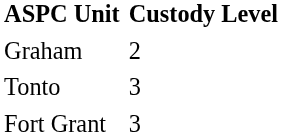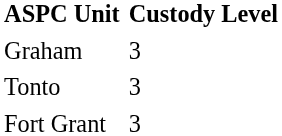(135, 50) 2 -> (135, 50) 3
